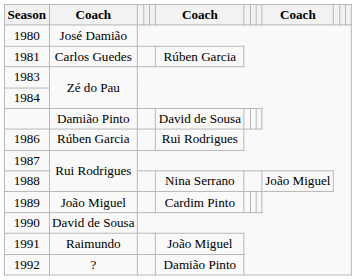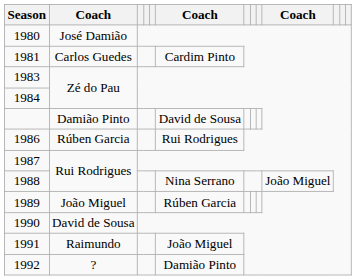(200, 56) Rúben Garcia -> (200, 56) Cardim Pinto
(200, 202) Cardim Pinto -> (200, 202) Rúben Garcia
